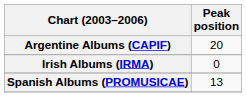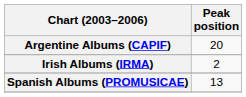(216, 63) 0 -> (216, 63) 2
